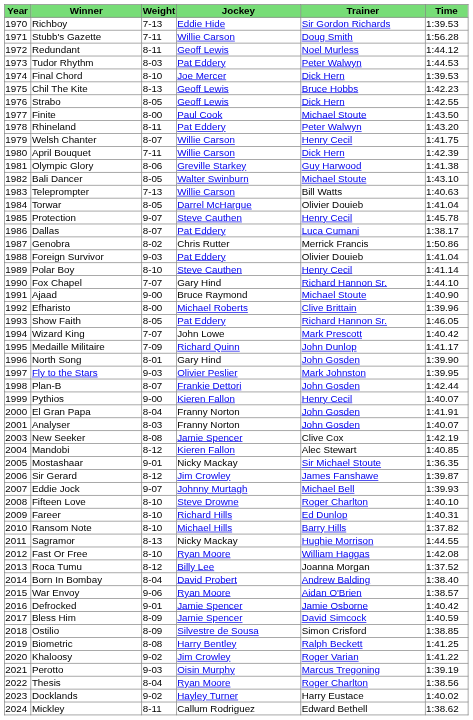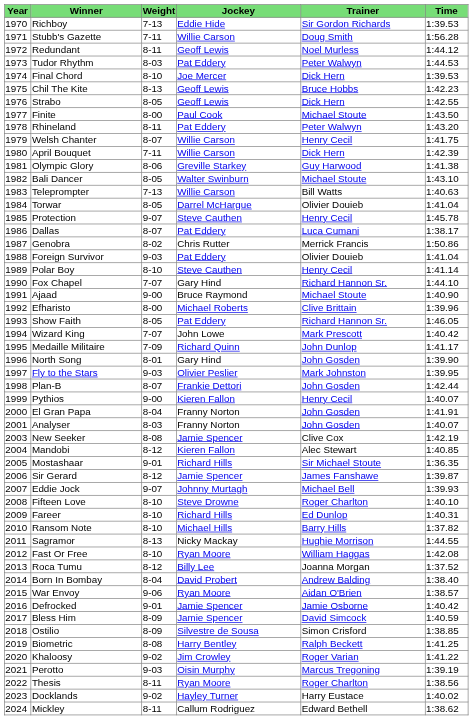(207, 463) Nicky Mackay -> (205, 463) Richard Hills
(204, 476) Jim Crowley -> (210, 476) Jamie Spencer
(153, 683) 8-04 -> (152, 683) 8-11
